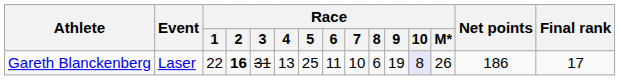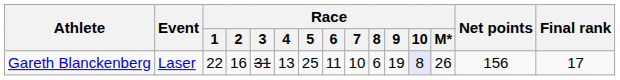(239, 63) bold -> (239, 63) normal
(496, 63) 186 -> (496, 63) 156
